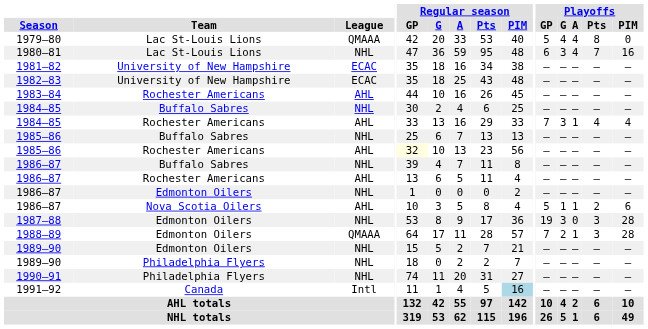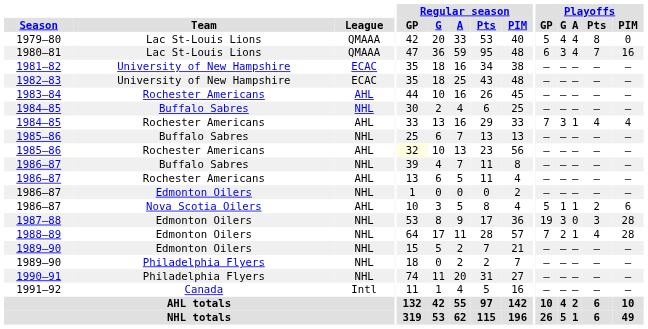(364, 53) NHL -> (364, 53) QMAAA
(364, 234) QMAAA -> (364, 234) NHL
(597, 234) 3 -> (597, 234) 4
(518, 290) lightblue background -> (518, 290) no background
